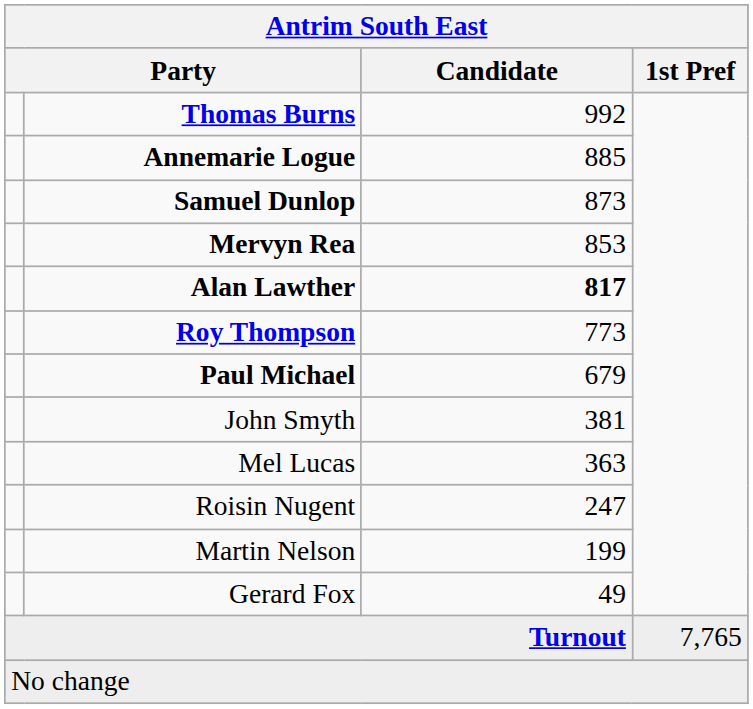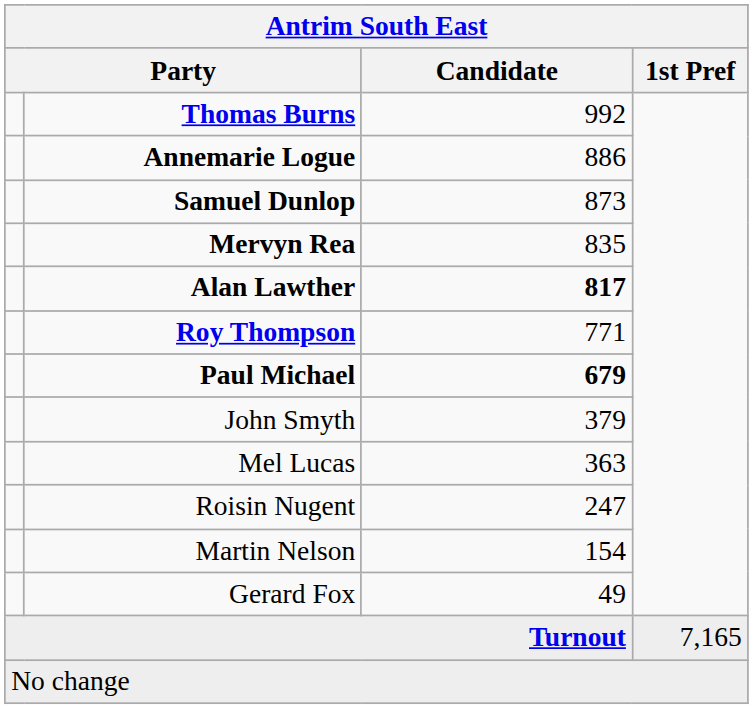(605, 157) 885 -> (605, 157) 886
(605, 244) 853 -> (605, 244) 835
(605, 331) 773 -> (605, 331) 771
(605, 375) normal -> (605, 375) bold
(605, 419) 381 -> (605, 419) 379
(605, 550) 199 -> (605, 550) 154
(711, 637) 7,765 -> (711, 637) 7,165
